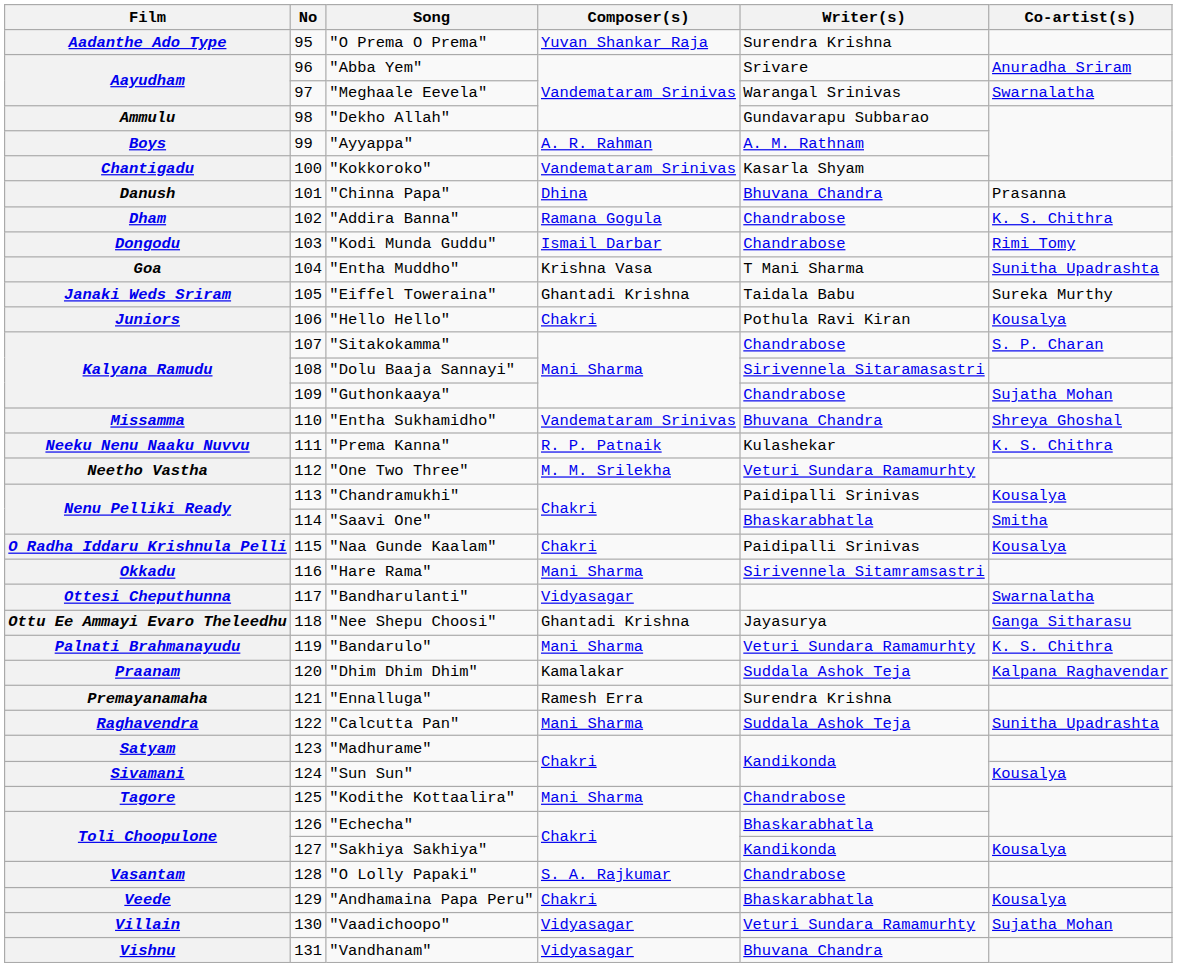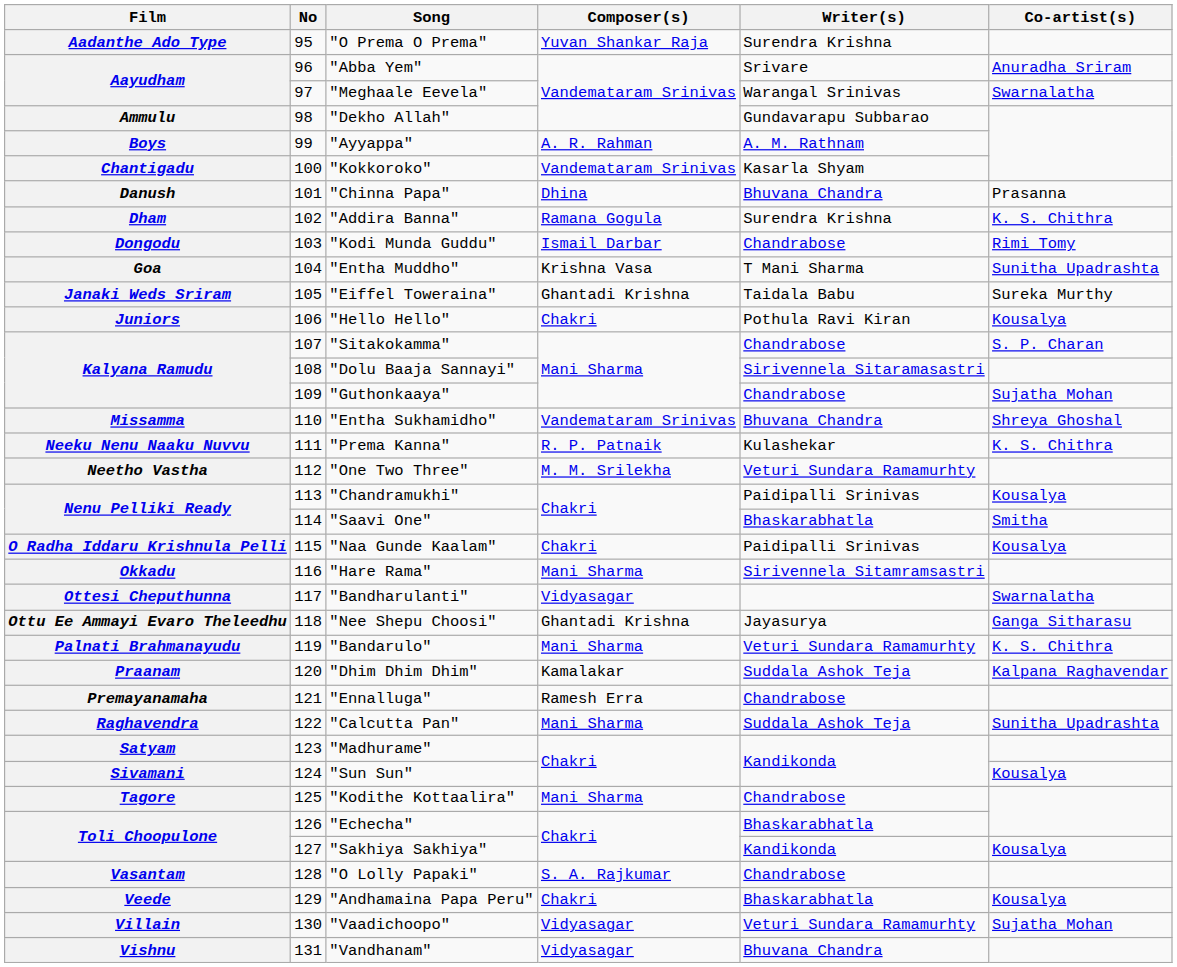(794, 219) Chandrabose -> (818, 219) Surendra Krishna
(818, 698) Surendra Krishna -> (794, 698) Chandrabose
